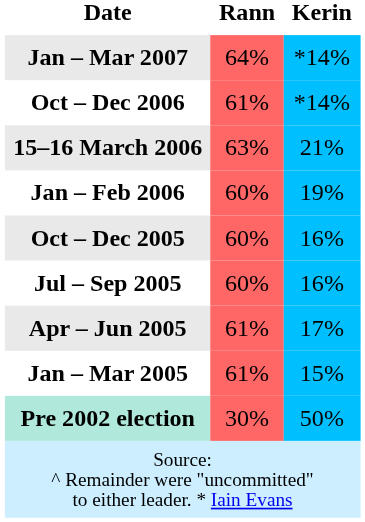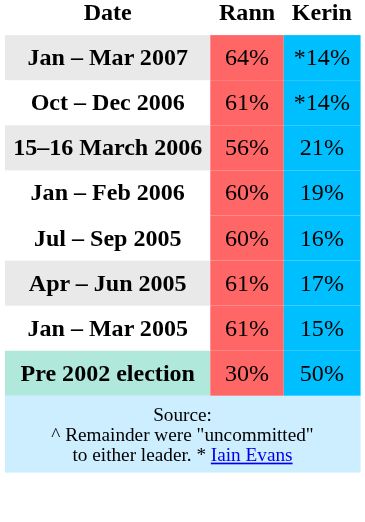(247, 147) 63% -> (247, 147) 56%
- row: (108, 237)
